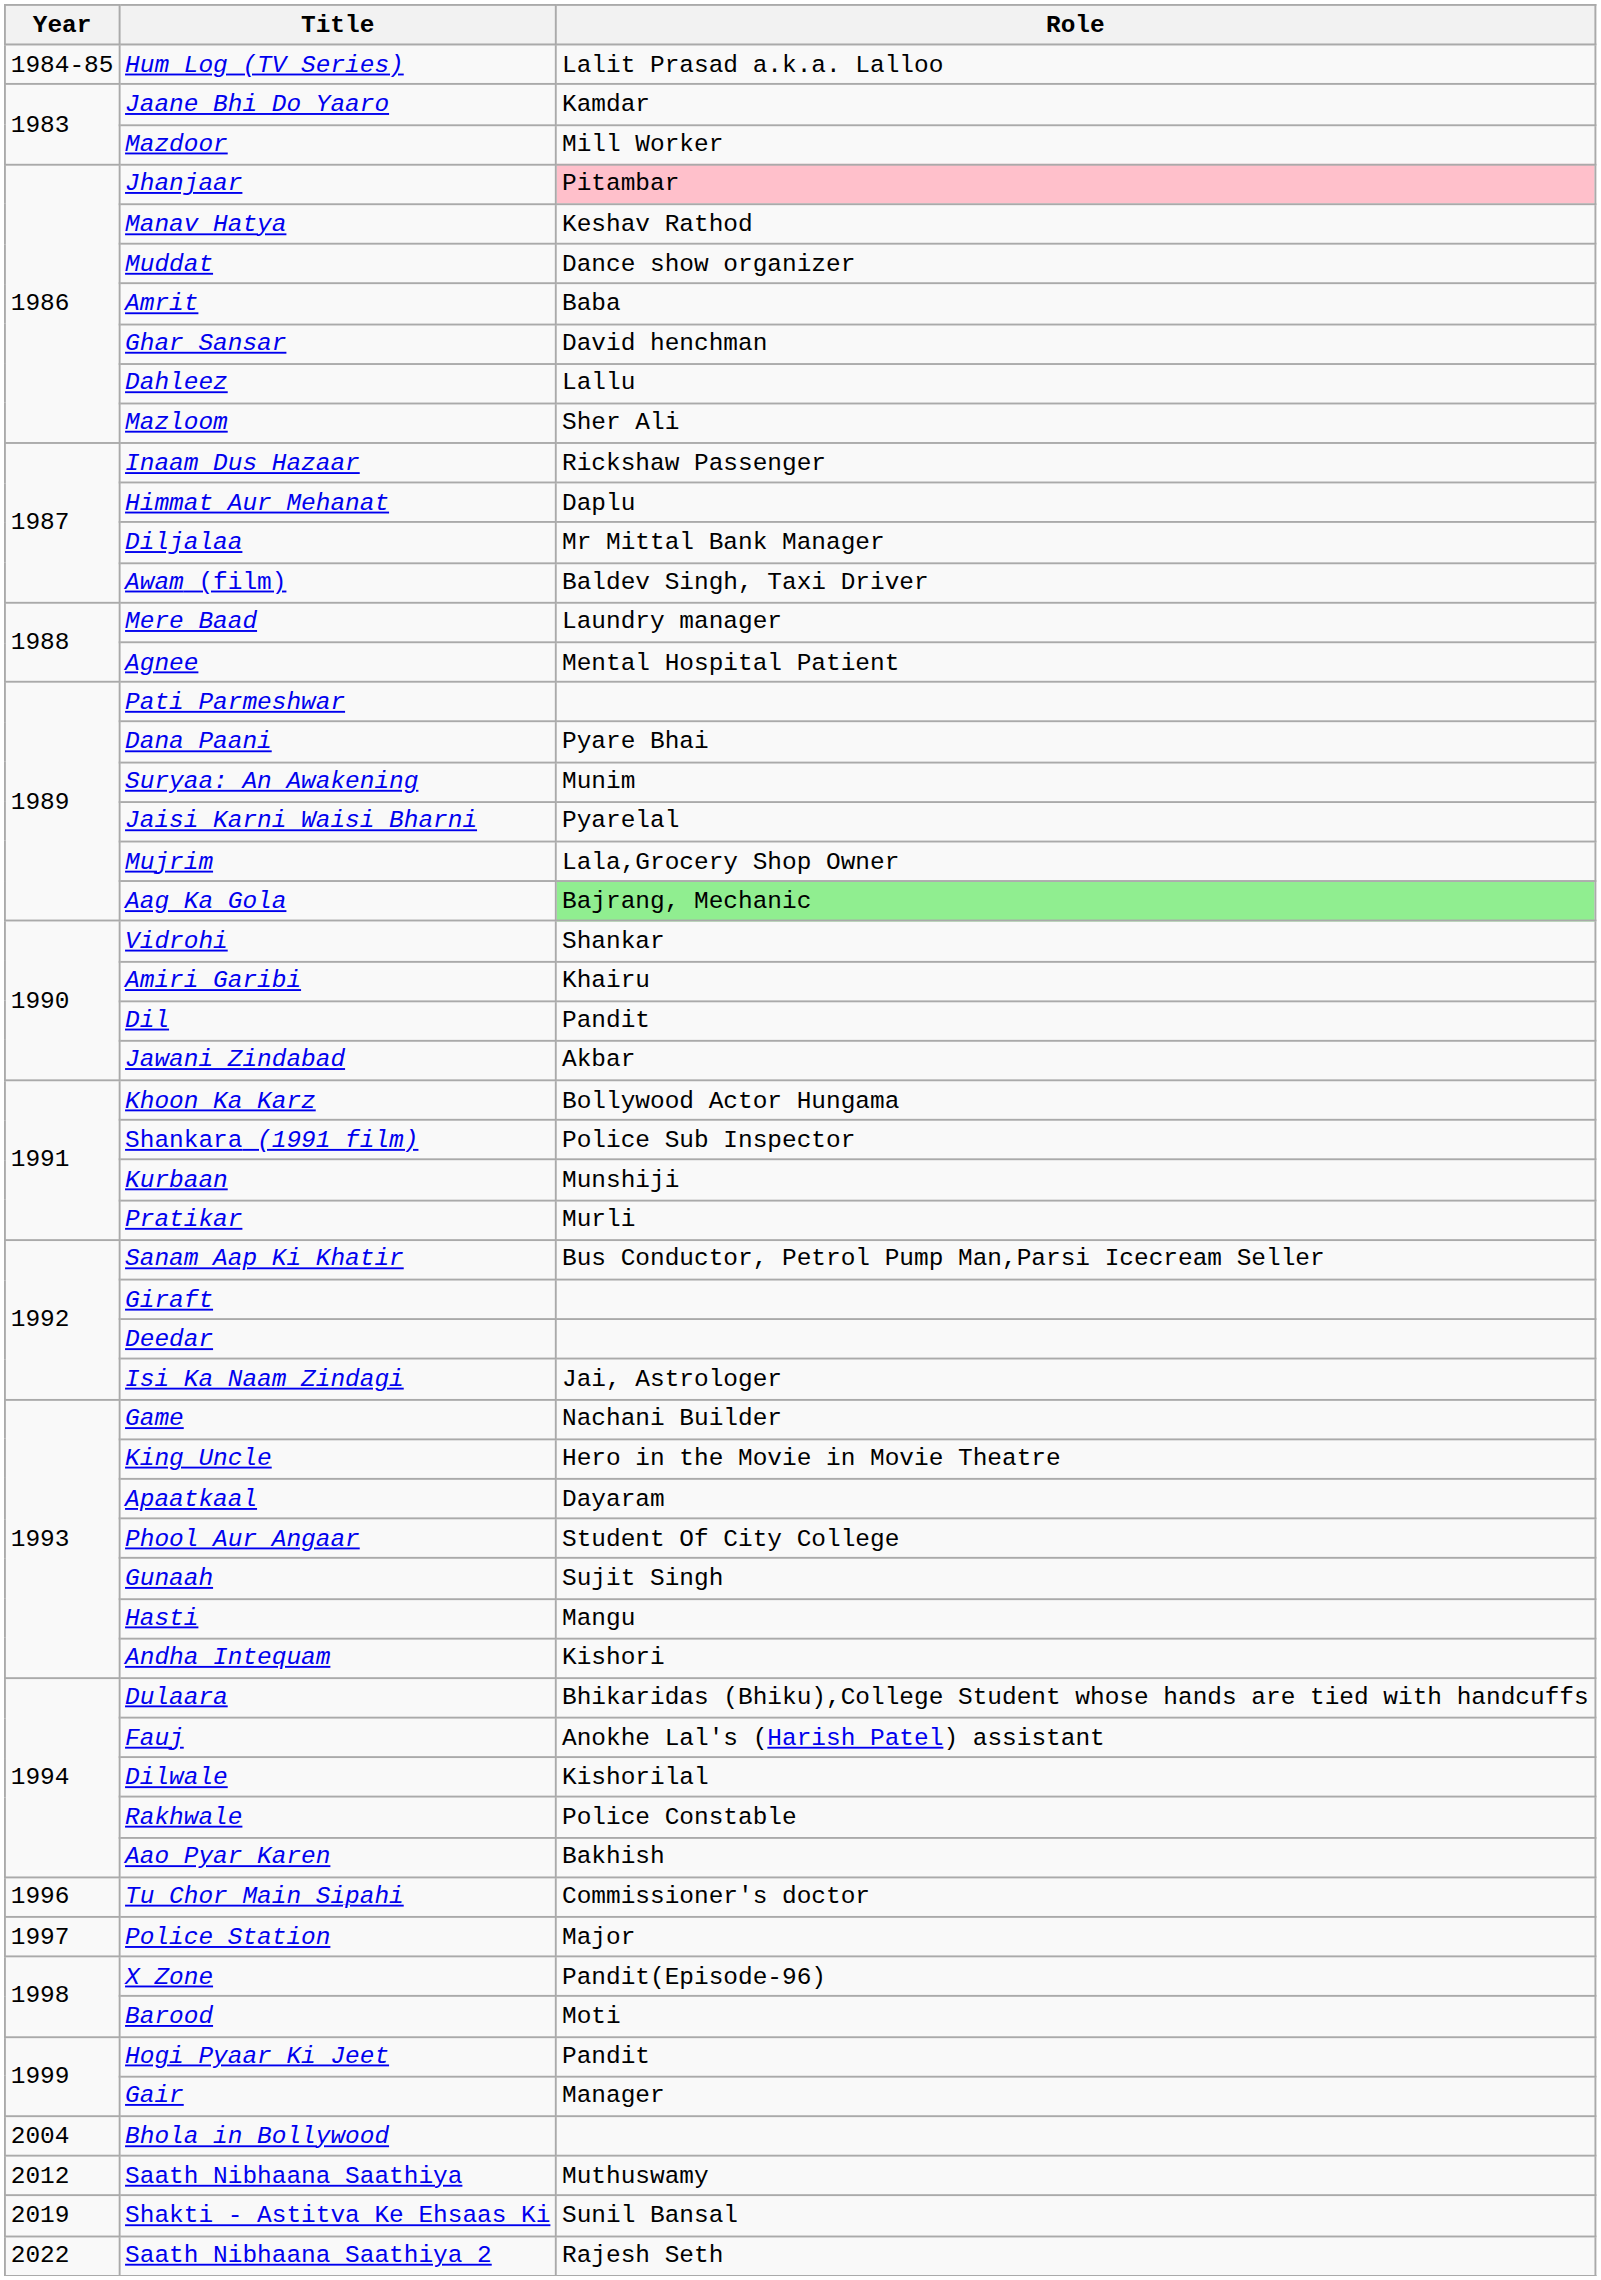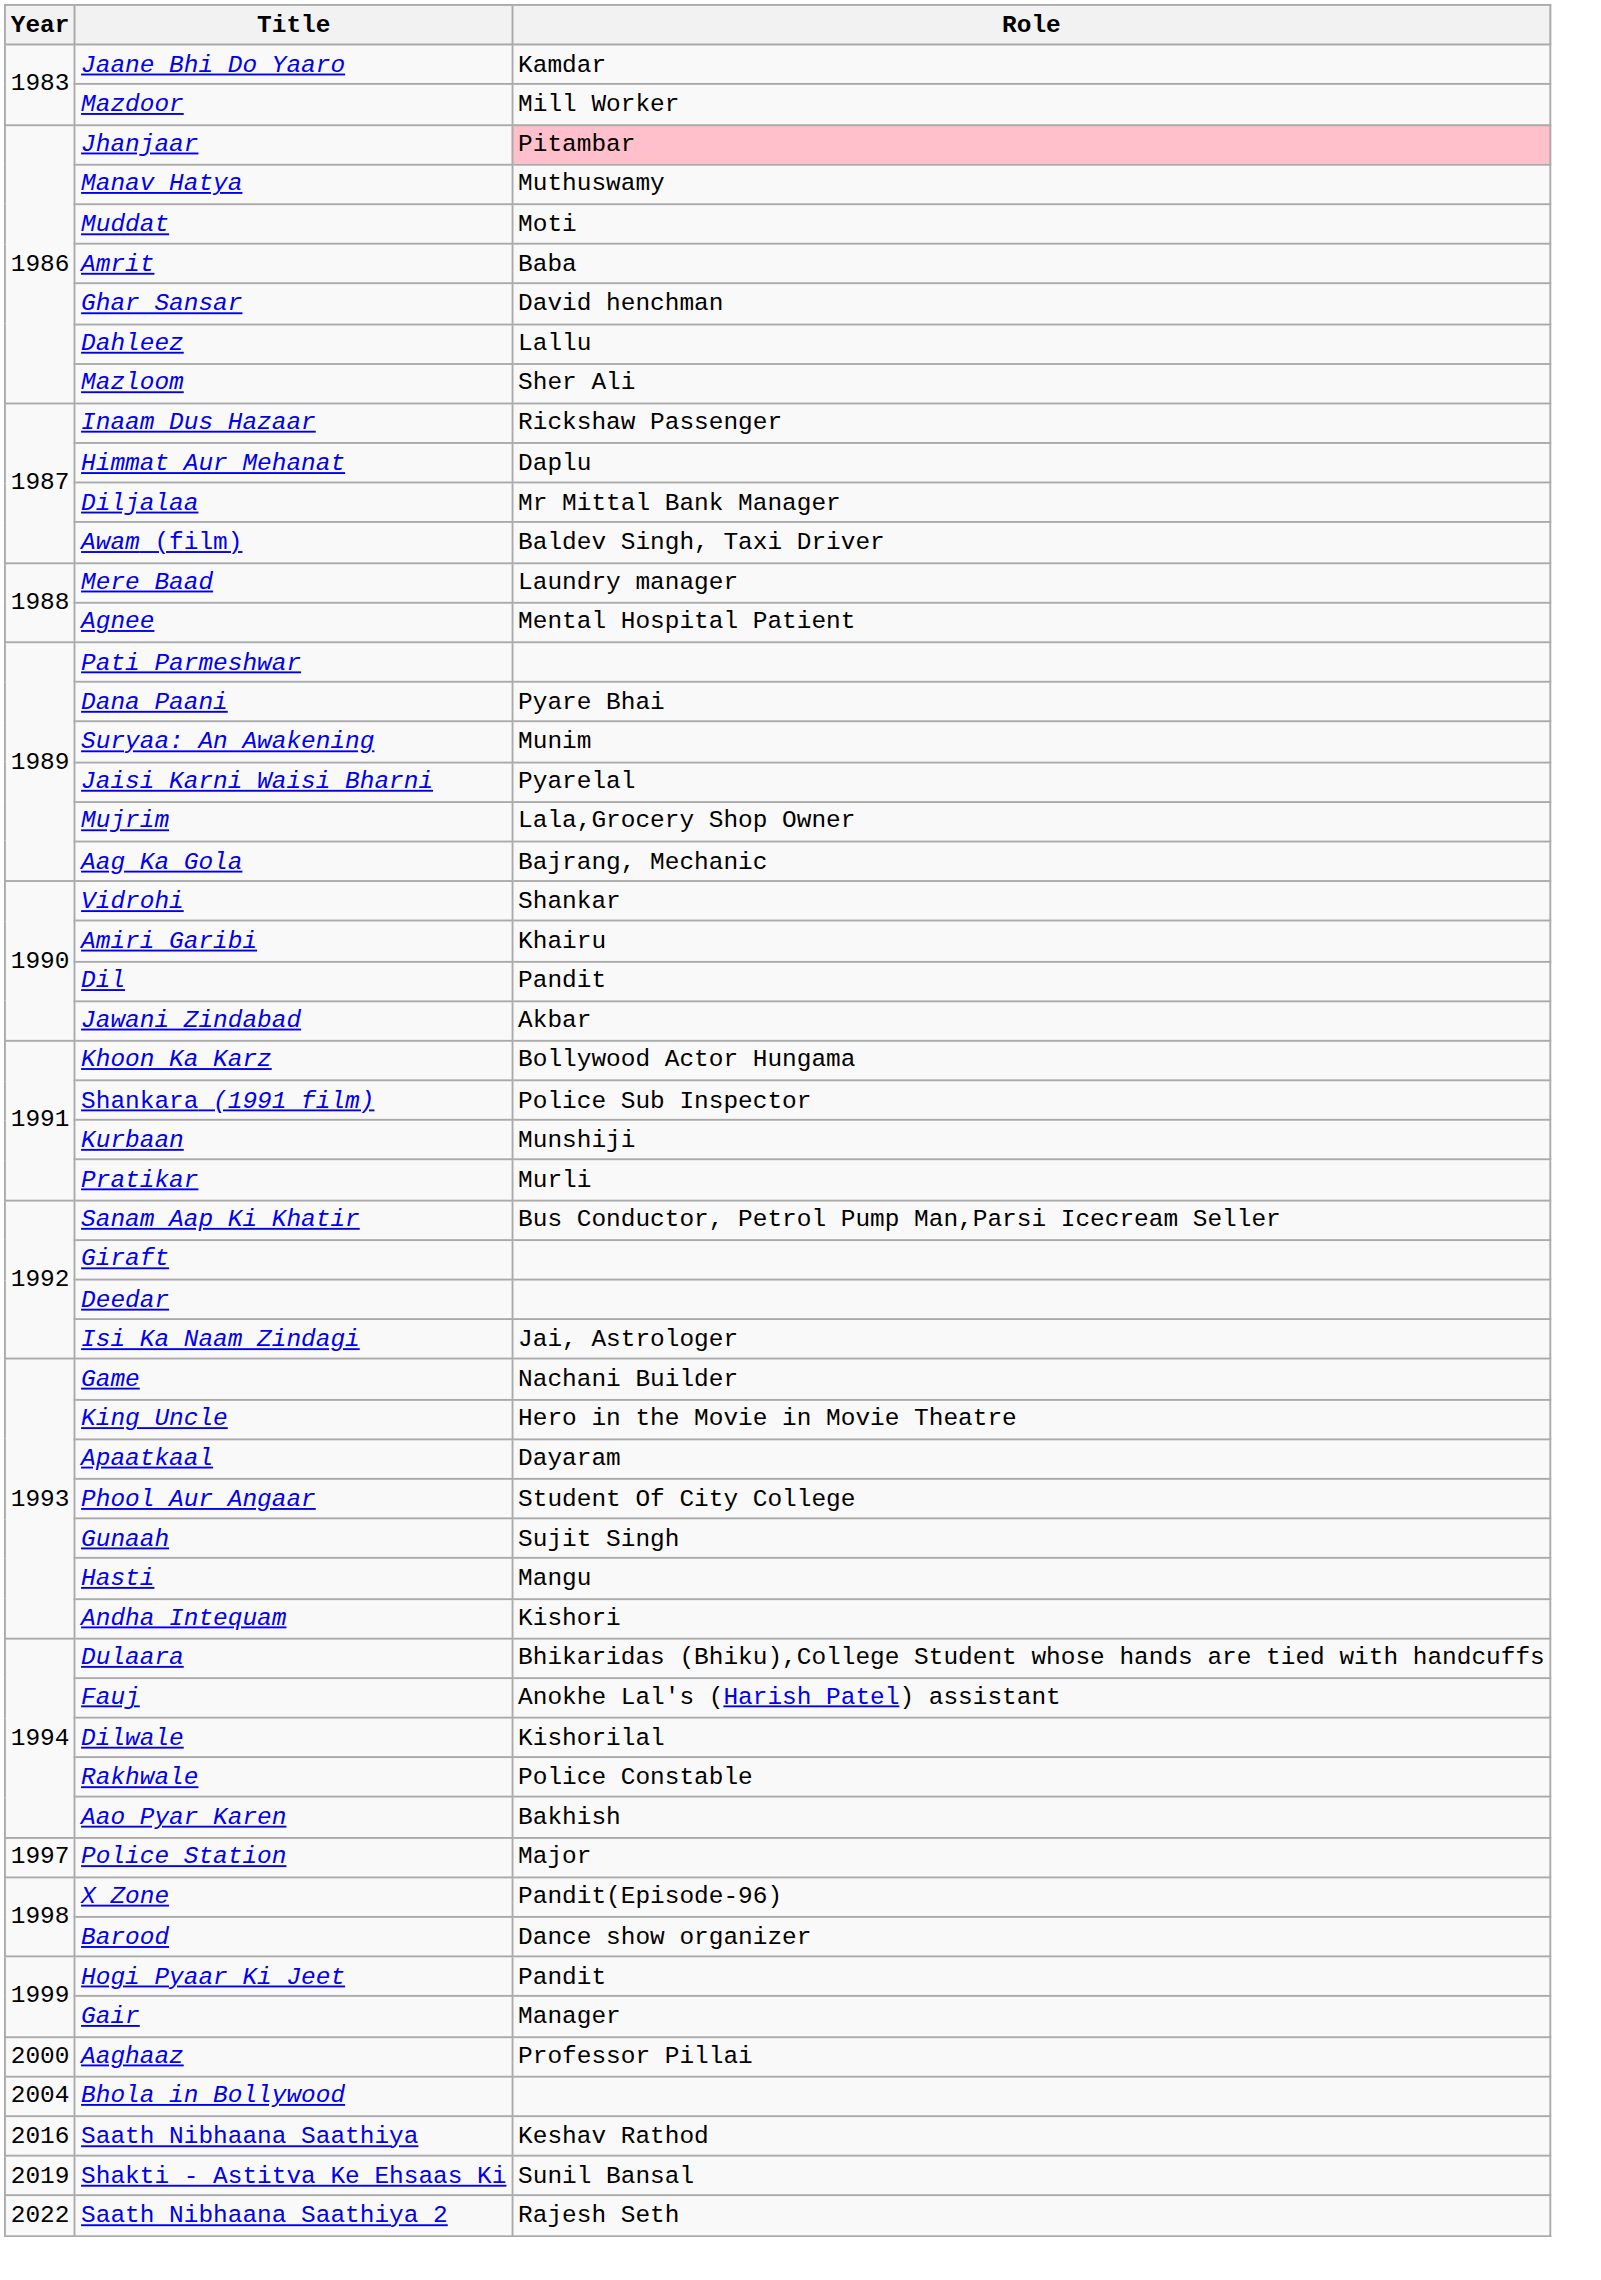- row: (264, 65)
(657, 224) Keshav Rathod -> (591, 184) Muthuswamy
(709, 264) Dance show organizer -> (547, 224) Moti
(687, 901) lightgreen background -> (643, 861) no background
- row: (264, 1897)
(591, 2016) Moti -> (665, 1937) Dance show organizer
+ row: (132, 2056)
(40, 2176) 2012 -> (40, 2136) 2016
(635, 2176) Muthuswamy -> (613, 2136) Keshav Rathod
